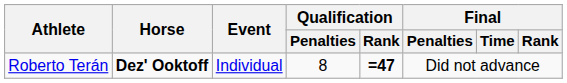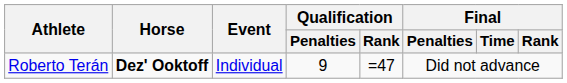(323, 66) 8 -> (323, 66) 9
(381, 66) bold -> (381, 66) normal
